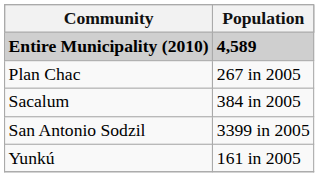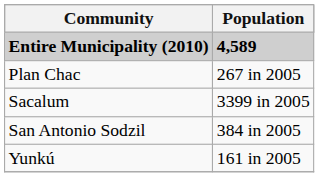(259, 102) 384 in 2005 -> (263, 102) 3399 in 2005
(263, 130) 3399 in 2005 -> (259, 130) 384 in 2005
